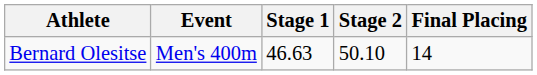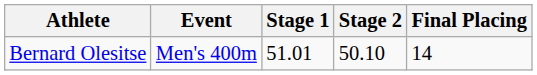(289, 53) 46.63 -> (289, 53) 51.01
